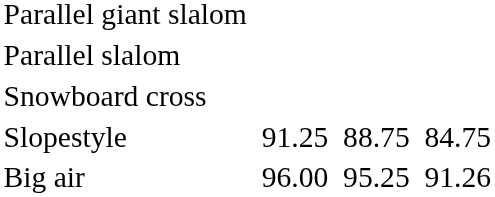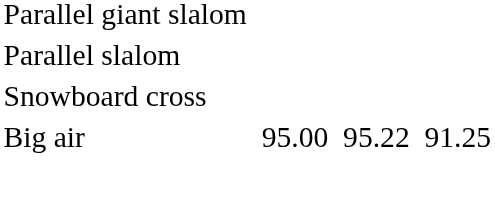- row: (65, 136)
(295, 177) 96.00 -> (295, 136) 95.00
(376, 177) 95.25 -> (376, 136) 95.22
(458, 177) 91.26 -> (458, 136) 91.25
